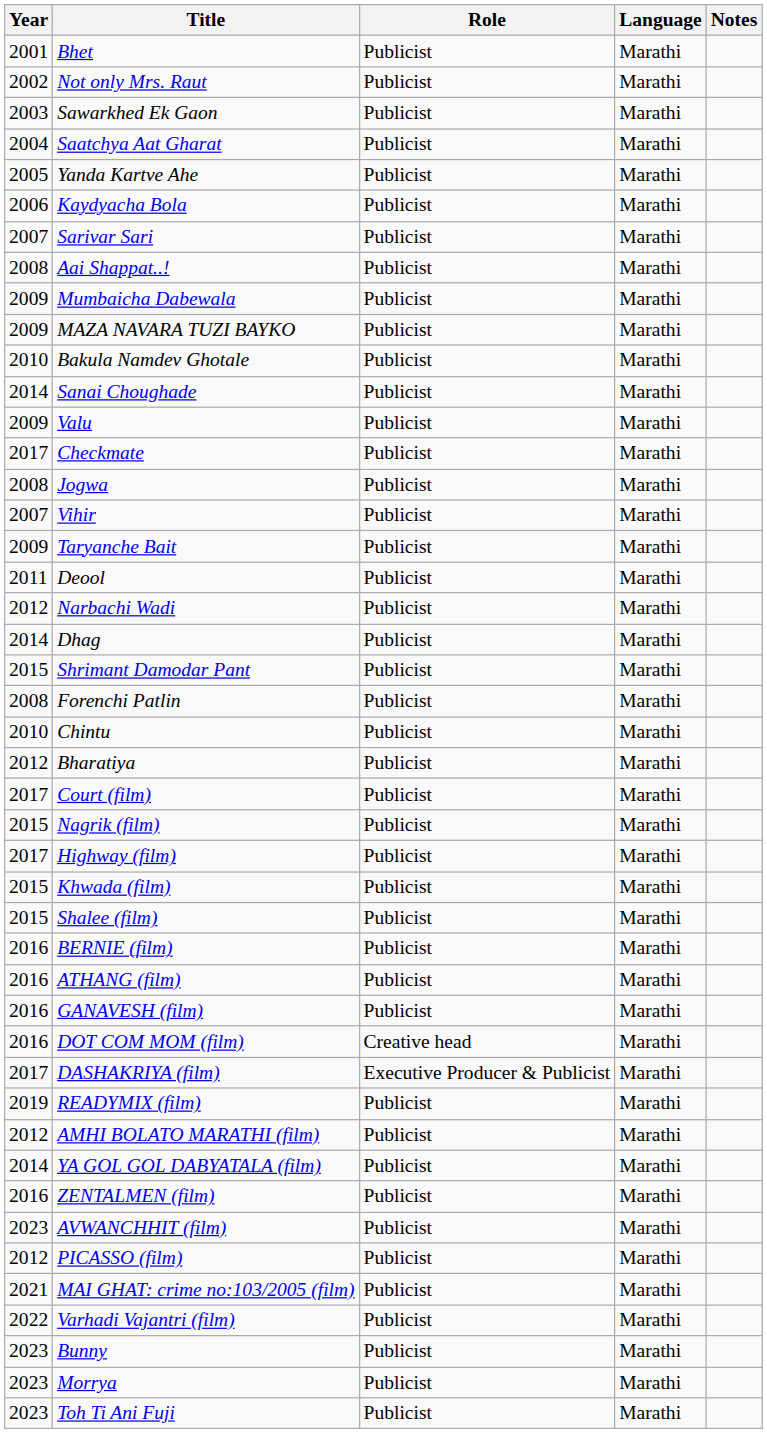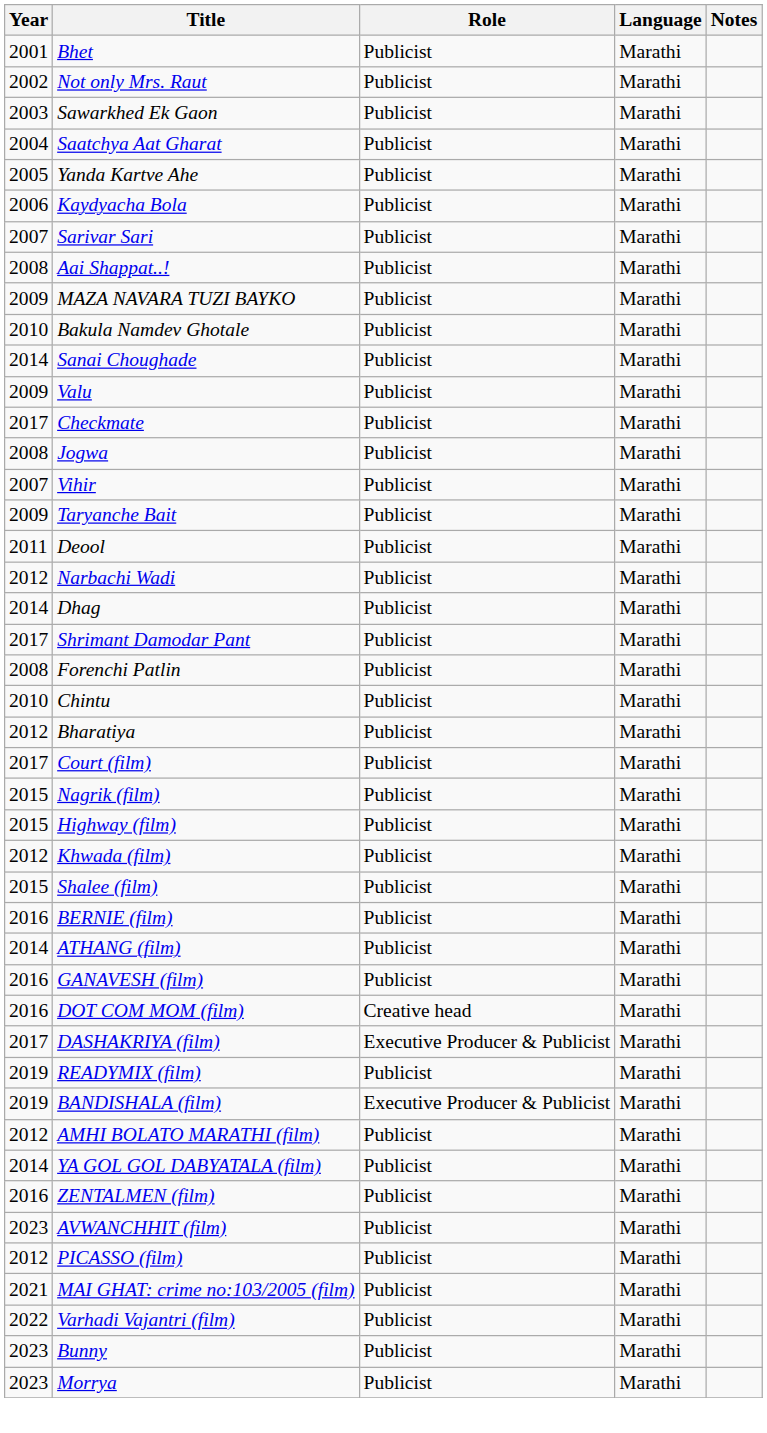- row: (146, 298)
(29, 670) 2015 -> (29, 639) 2017
(29, 855) 2017 -> (29, 824) 2015
(29, 886) 2015 -> (29, 855) 2012
(29, 979) 2016 -> (29, 948) 2014
+ row: (139, 1103)
- row: (116, 1413)
